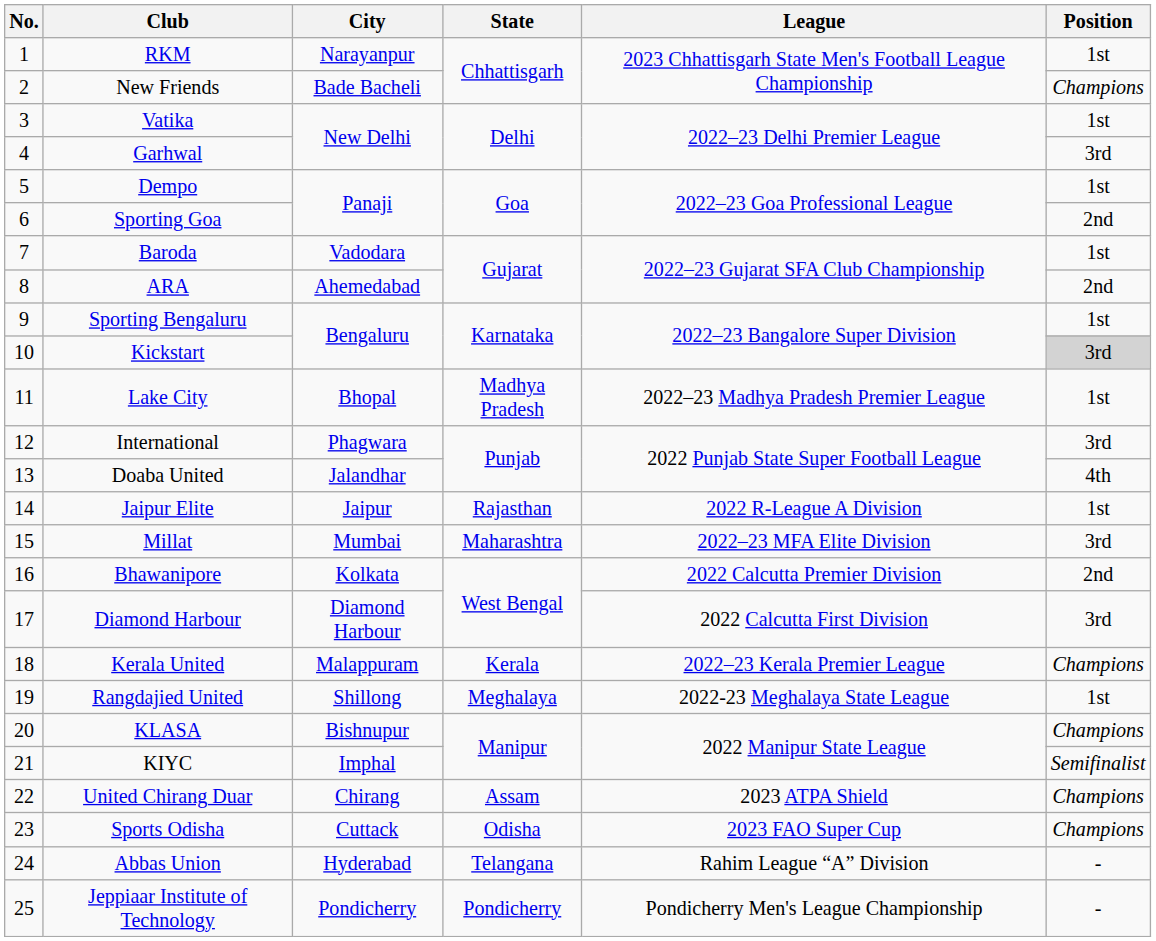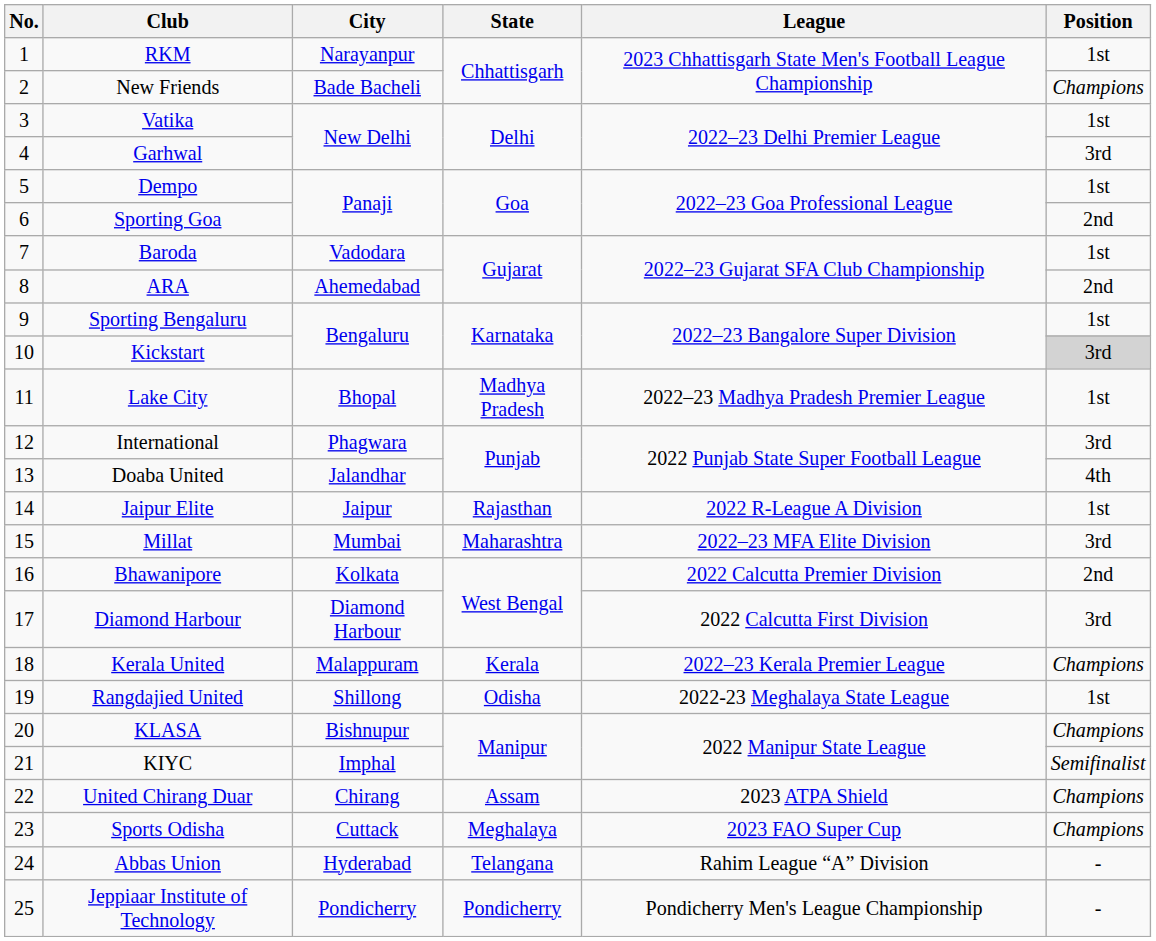(512, 697) Meghalaya -> (512, 697) Odisha
(512, 829) Odisha -> (512, 829) Meghalaya
